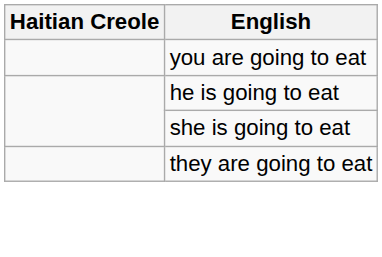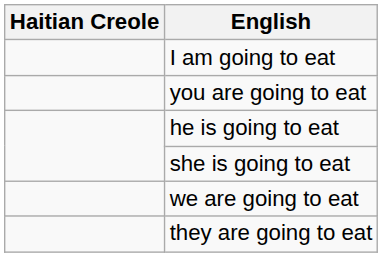+ row: (252, 57)
+ row: (264, 198)
